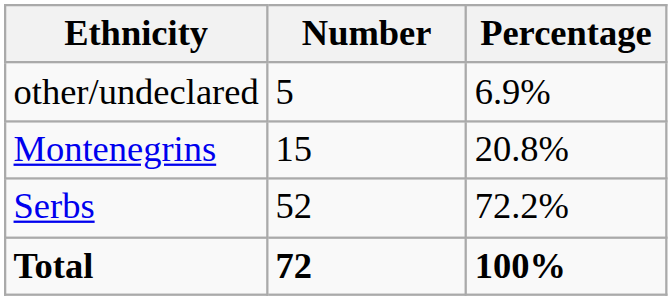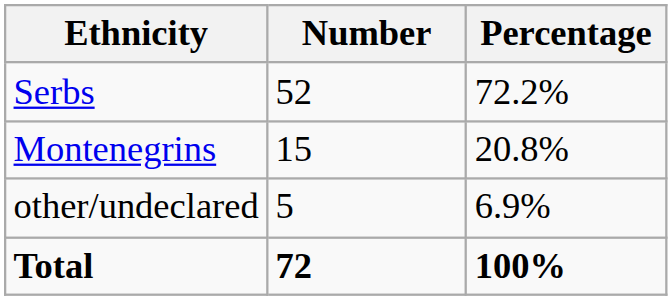rows swapped: (54, 206) <-> (136, 91)
